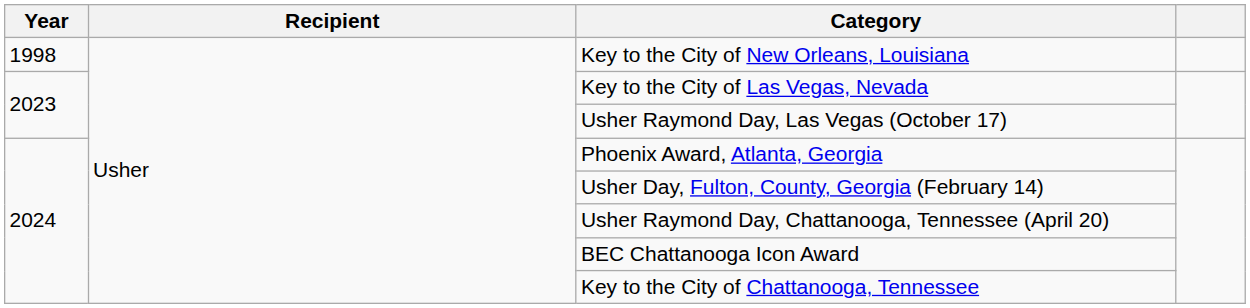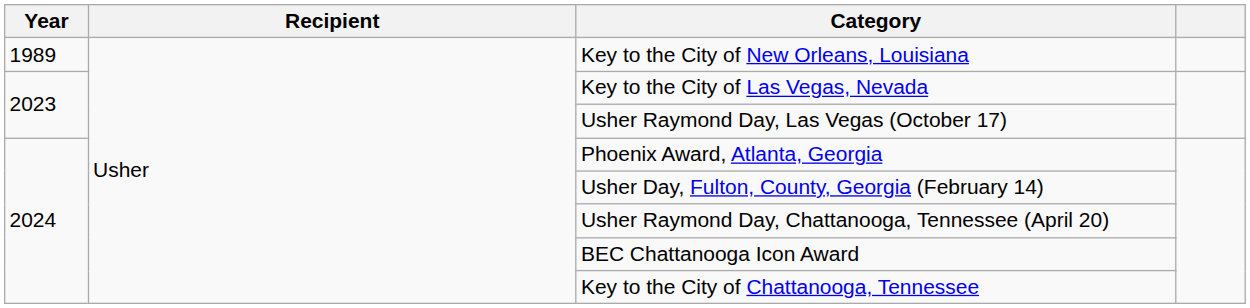(33, 54) 1998 -> (33, 54) 1989
